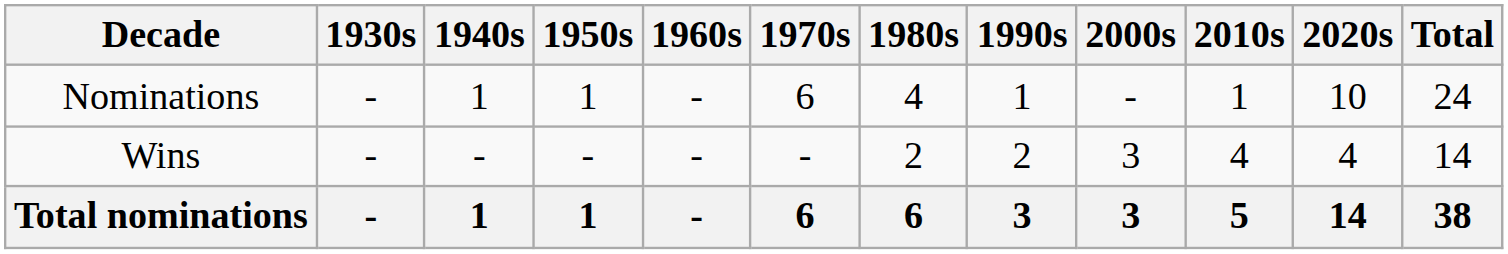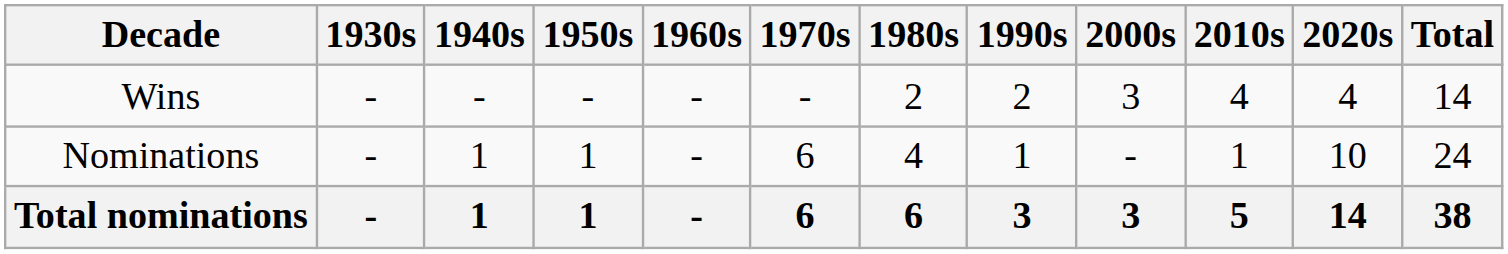rows swapped: (161, 155) <-> (161, 95)
